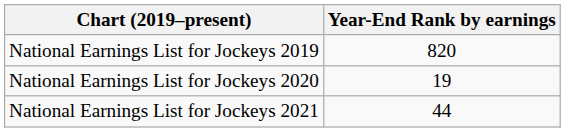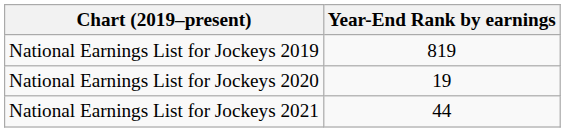(442, 50) 820 -> (442, 50) 819
